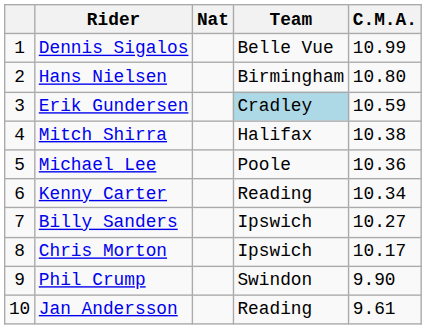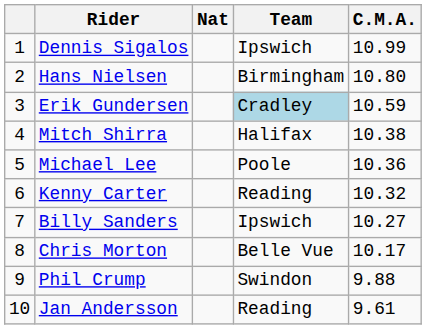(286, 48) Belle Vue -> (275, 48) Ipswich
(380, 193) 10.34 -> (380, 193) 10.32
(275, 251) Ipswich -> (286, 251) Belle Vue
(374, 280) 9.90 -> (374, 280) 9.88
